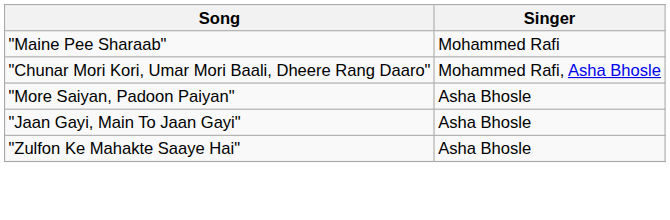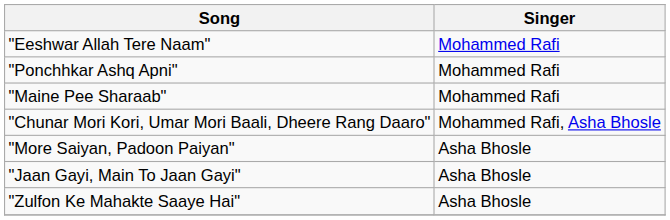+ row: (109, 44)
+ row: (93, 70)
